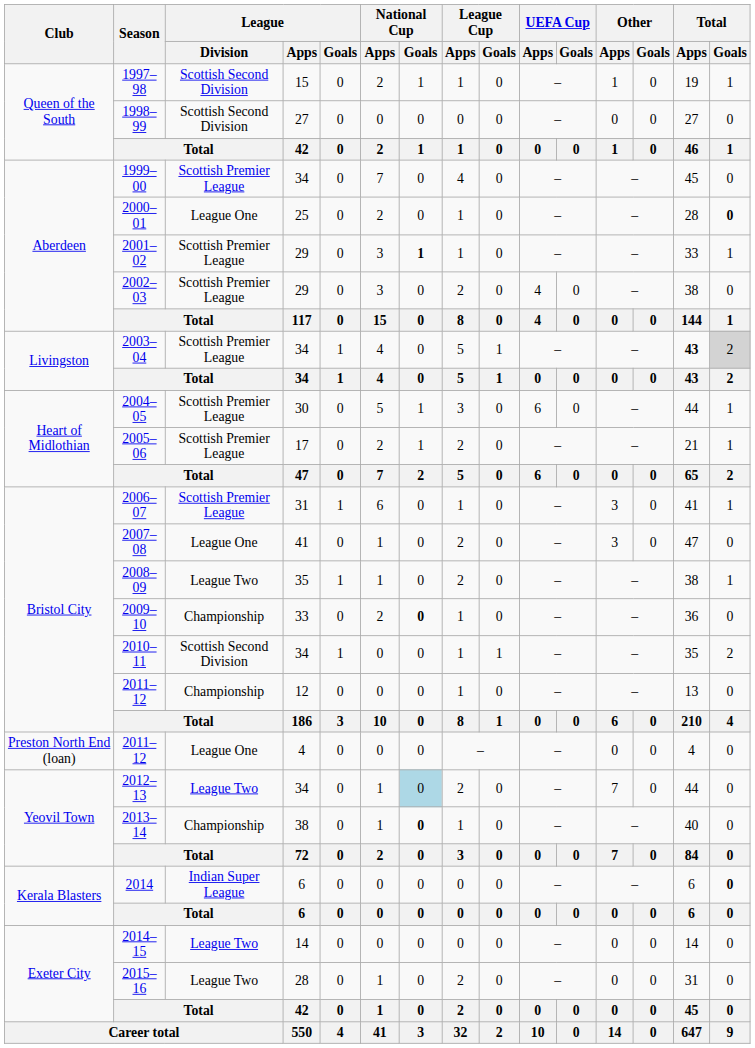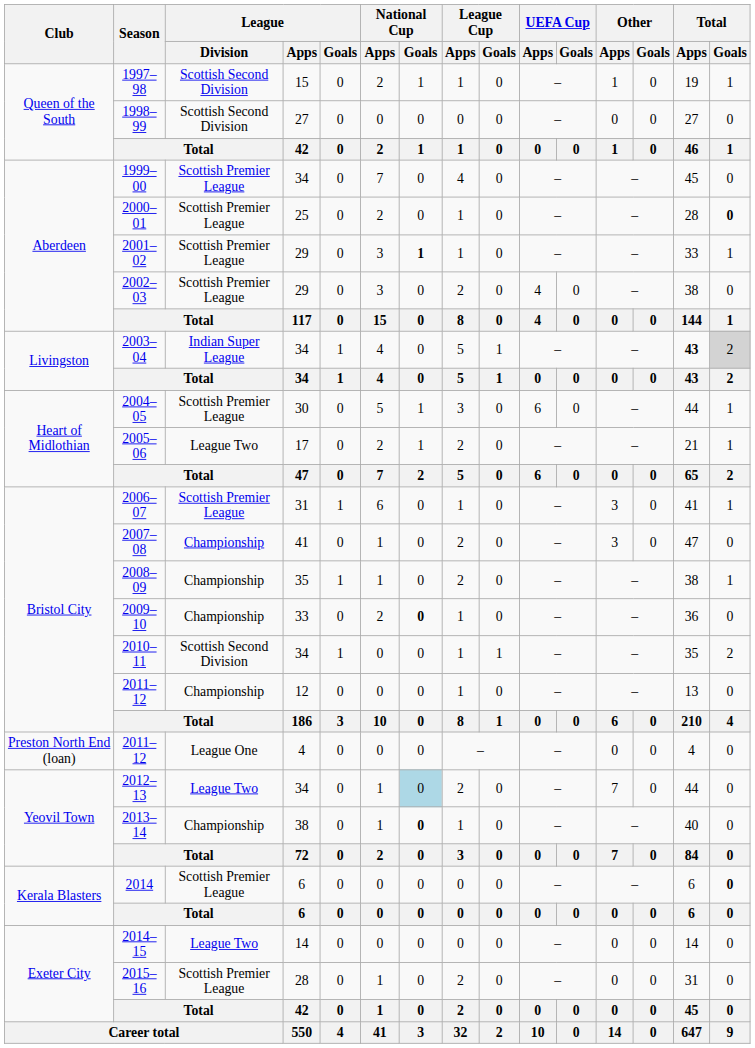(224, 216) League One -> (224, 216) Scottish Premier League
(224, 349) Scottish Premier League -> (224, 349) Indian Super League
(224, 446) Scottish Premier League -> (224, 446) League Two
(224, 542) League One -> (224, 542) Championship
(224, 579) League Two -> (224, 579) Championship
(224, 884) Indian Super League -> (224, 884) Scottish Premier League
(224, 981) League Two -> (224, 981) Scottish Premier League
